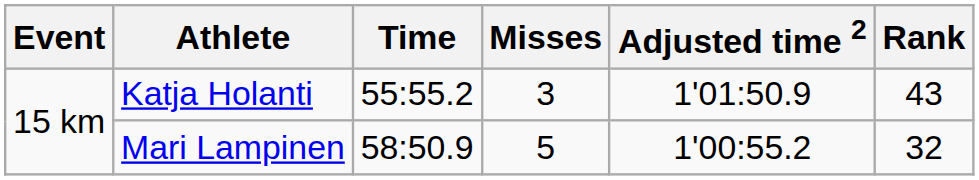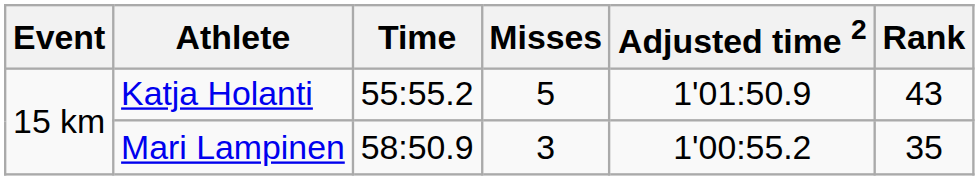(546, 95) 3 -> (546, 95) 5
(546, 148) 5 -> (546, 148) 3
(924, 148) 32 -> (924, 148) 35
